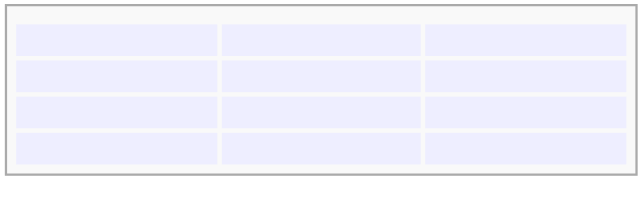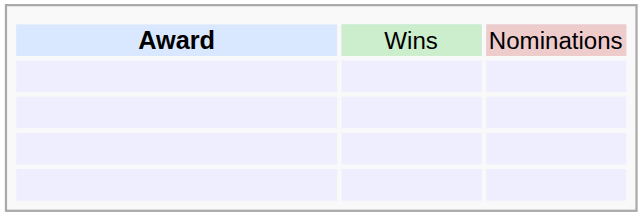+ row: (177, 41)
